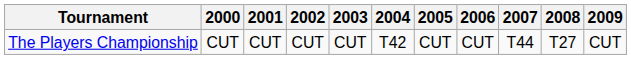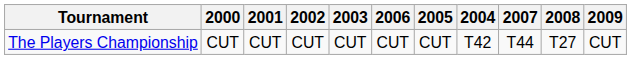columns swapped: (393, 17) <-> (478, 17)
